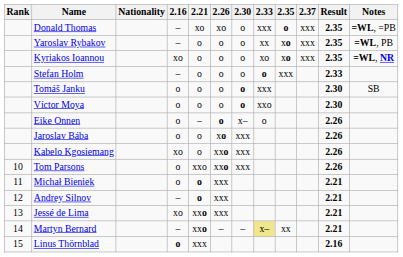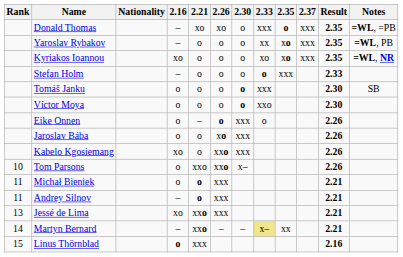(243, 120) x– -> (243, 120) xxx
(243, 167) xxx -> (243, 167) x–
(18, 197) 12 -> (18, 197) 11
